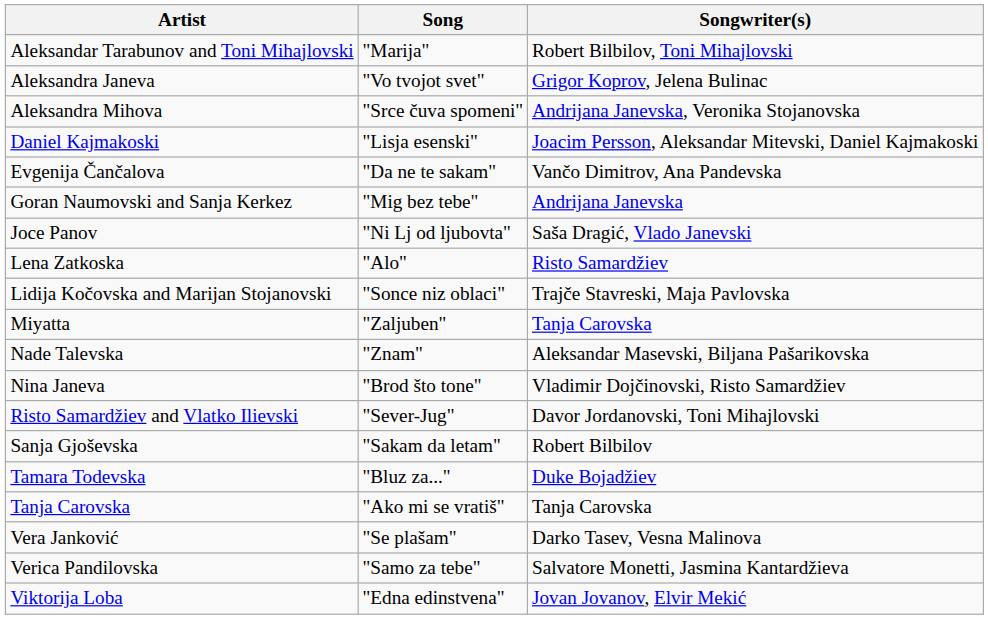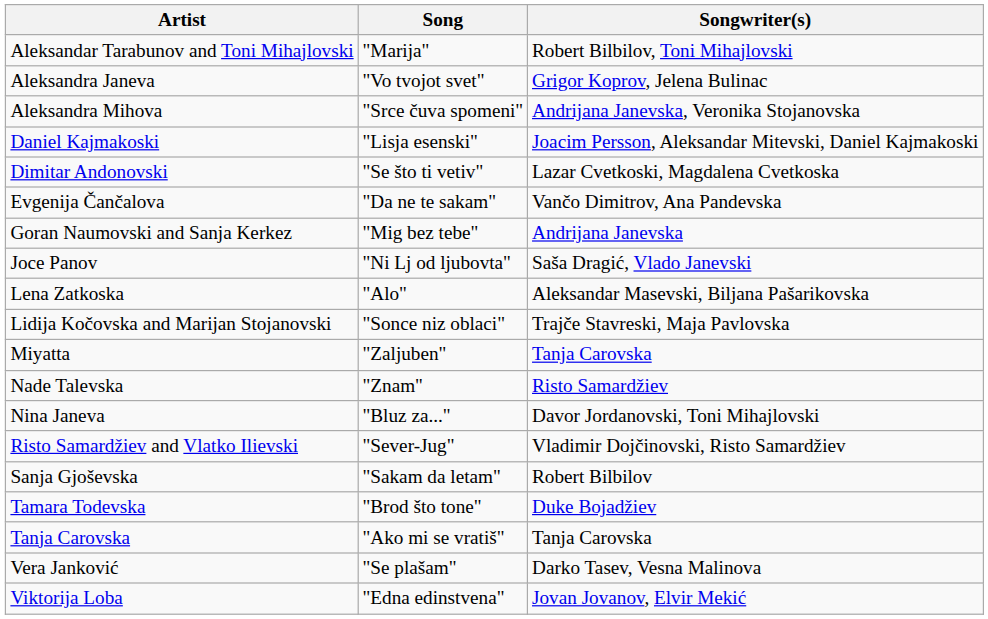+ row: (89, 171)
(600, 263) Risto Samardžiev -> (701, 293) Aleksandar Masevski, Biljana Pašarikovska
(701, 354) Aleksandar Masevski, Biljana Pašarikovska -> (600, 385) Risto Samardžiev
(422, 385) "Brod što tone" -> (407, 415) "Bluz za..."
(689, 385) Vladimir Dojčinovski, Risto Samardžiev -> (676, 415) Davor Jordanovski, Toni Mihajlovski
(676, 415) Davor Jordanovski, Toni Mihajlovski -> (689, 446) Vladimir Dojčinovski, Risto Samardžiev
(407, 476) "Bluz za..." -> (422, 506) "Brod što tone"
- row: (84, 567)
